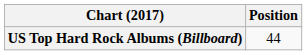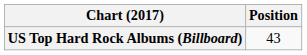(273, 38) 44 -> (273, 38) 43
